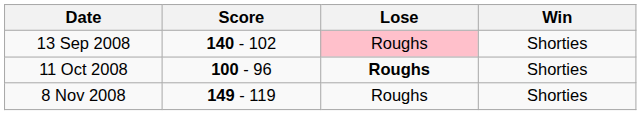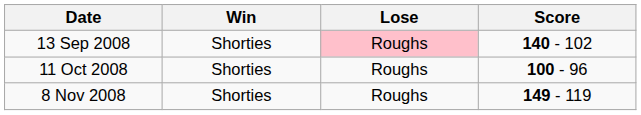columns swapped: (557, 17) <-> (241, 17)
(399, 69) bold -> (399, 69) normal
